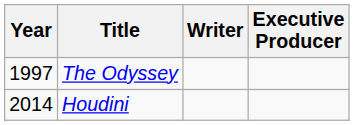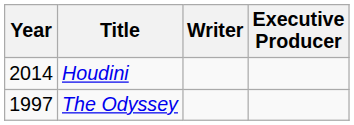rows swapped: (120, 73) <-> (95, 104)
